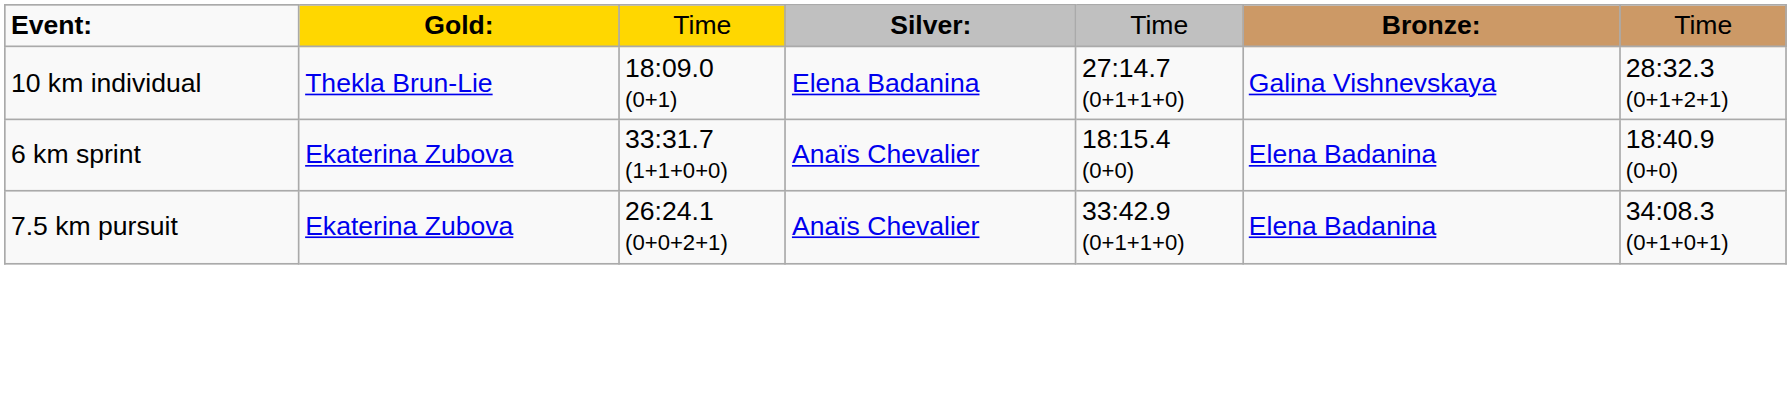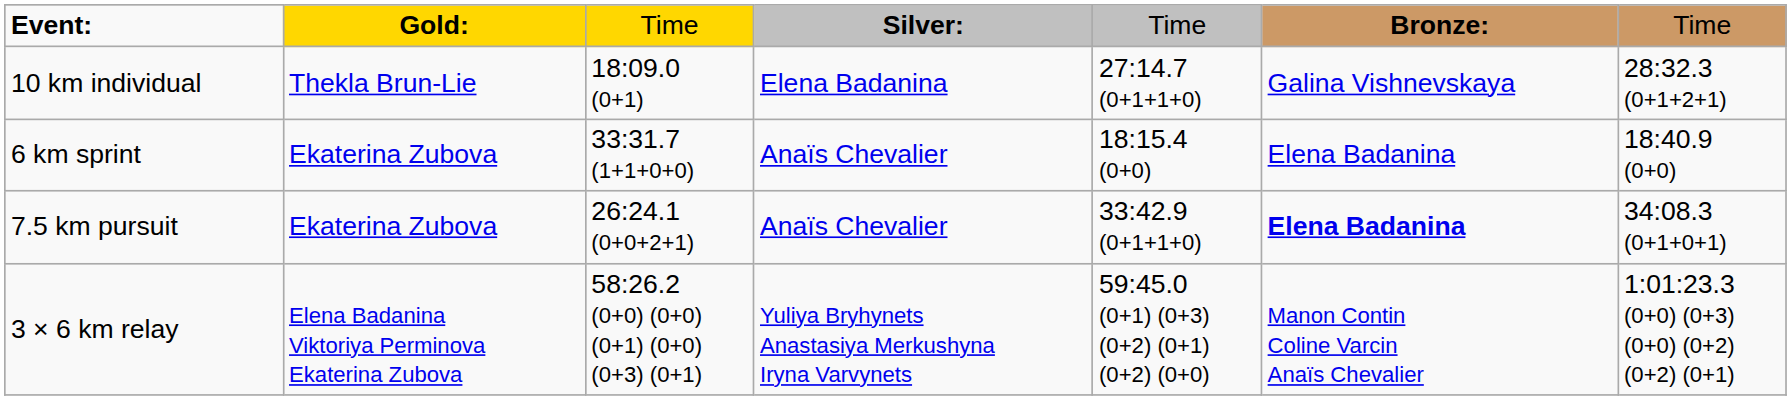(1343, 226) normal -> (1367, 226) bold
+ row: (95, 328)
